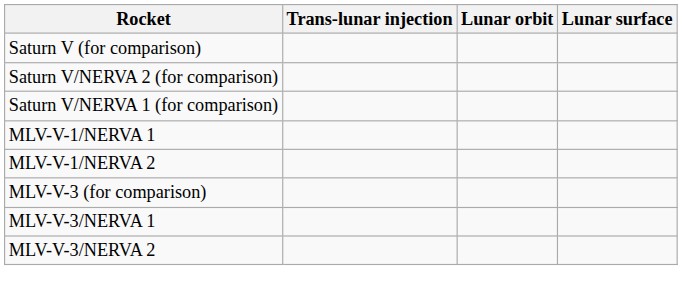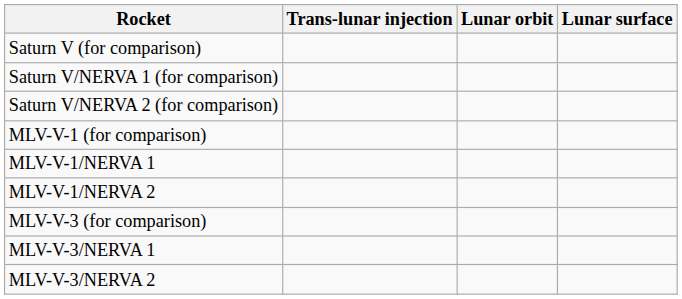rows swapped: (143, 105) <-> (143, 76)
+ row: (108, 134)
